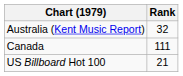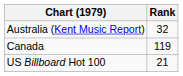(162, 46) 111 -> (162, 46) 119
